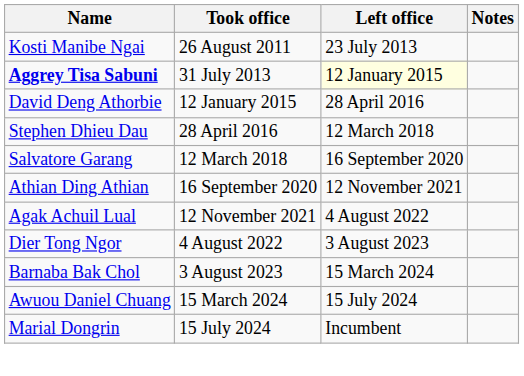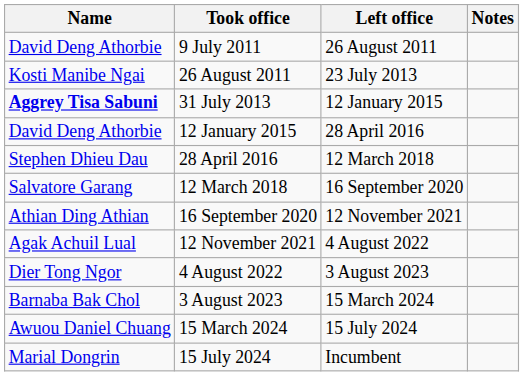+ row: (220, 46)
(384, 74) lightyellow background -> (384, 103) no background
